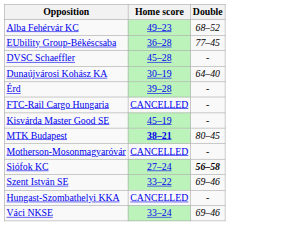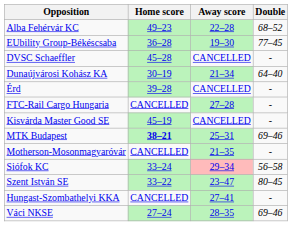+ column: (222, 12)
(208, 136) 80–45 -> (270, 136) 69–46
(159, 167) 27–24 -> (159, 167) 33–24
(208, 167) bold -> (270, 167) normal
(208, 182) 69–46 -> (270, 182) 80–45
(159, 213) 33–24 -> (159, 213) 27–24
